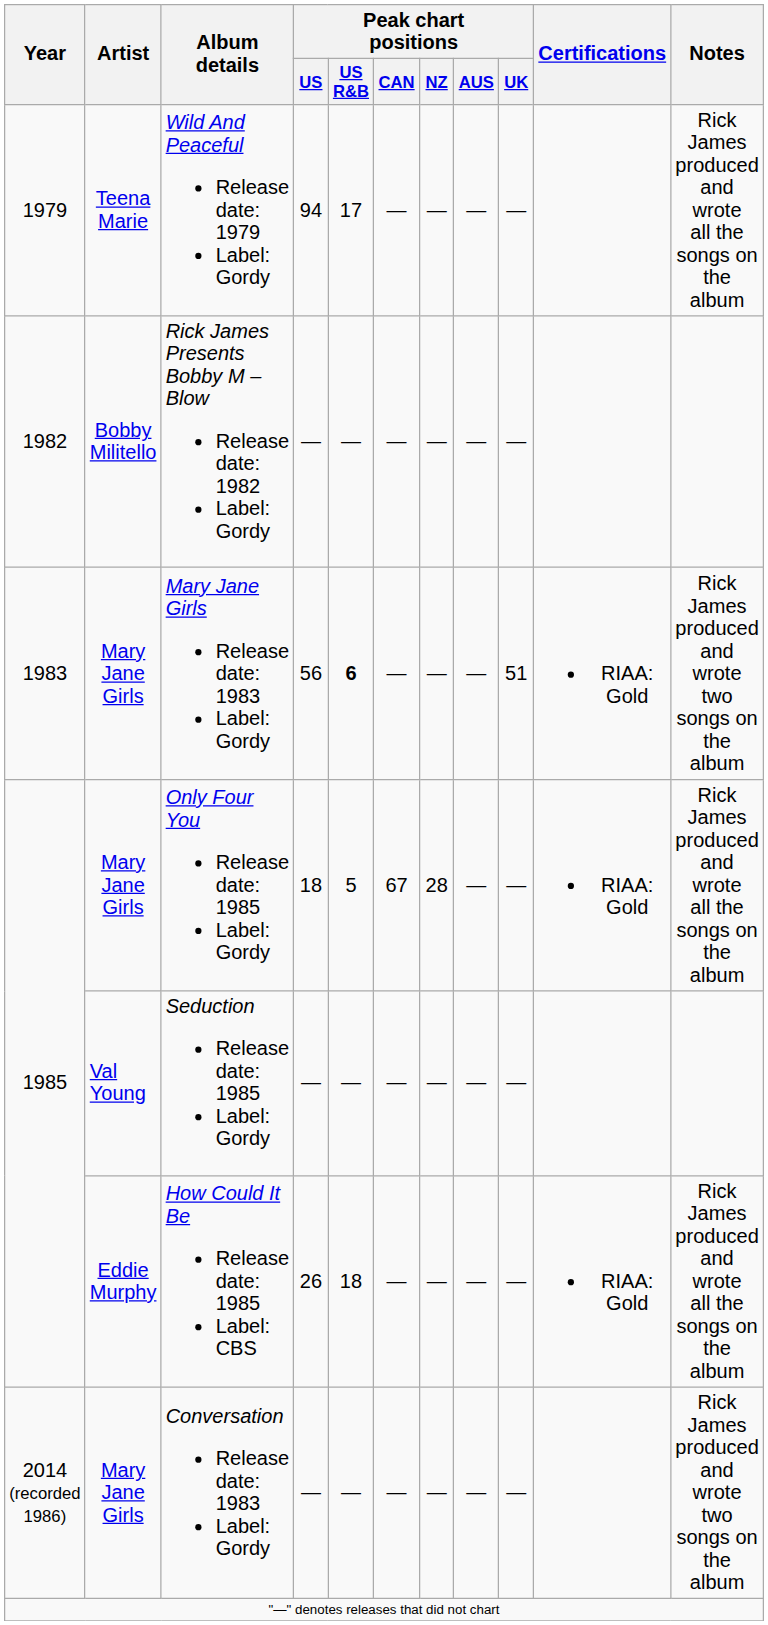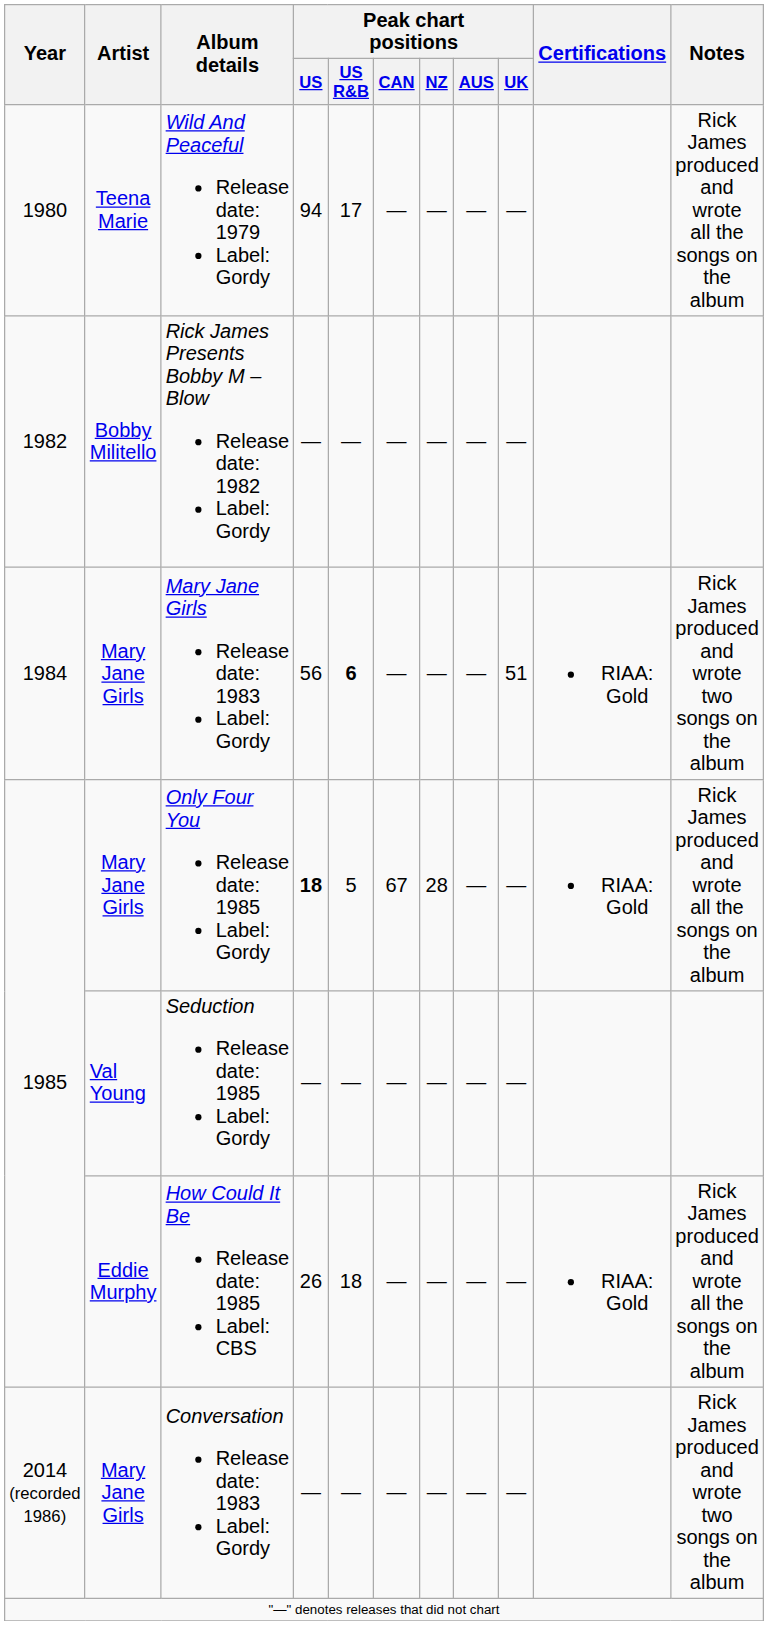(45, 209) 1979 -> (45, 209) 1980
(45, 673) 1983 -> (45, 673) 1984
(311, 885) normal -> (311, 885) bold
